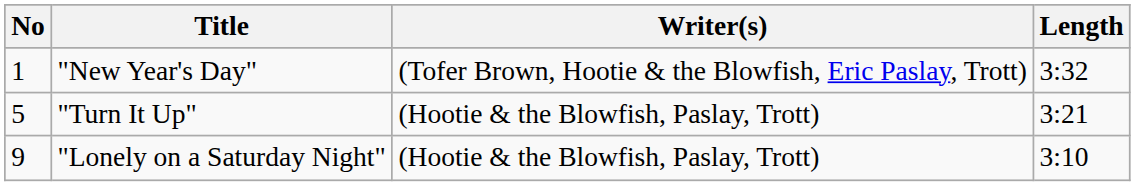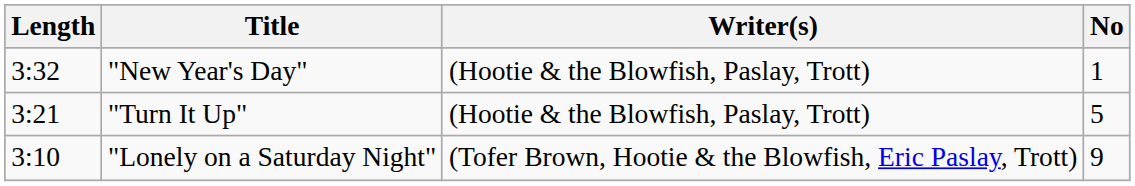columns swapped: (28, 26) <-> (1082, 26)
(713, 69) (Tofer Brown, Hootie & the Blowfish, Eric Paslay, Trott) -> (659, 69) (Hootie & the Blowfish, Paslay, Trott)
(609, 157) (Hootie & the Blowfish, Paslay, Trott) -> (763, 157) (Tofer Brown, Hootie & the Blowfish, Eric Paslay, Trott)
